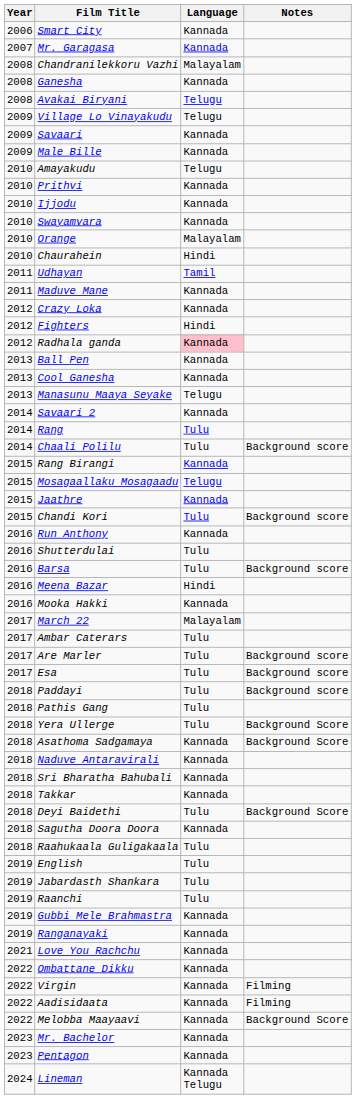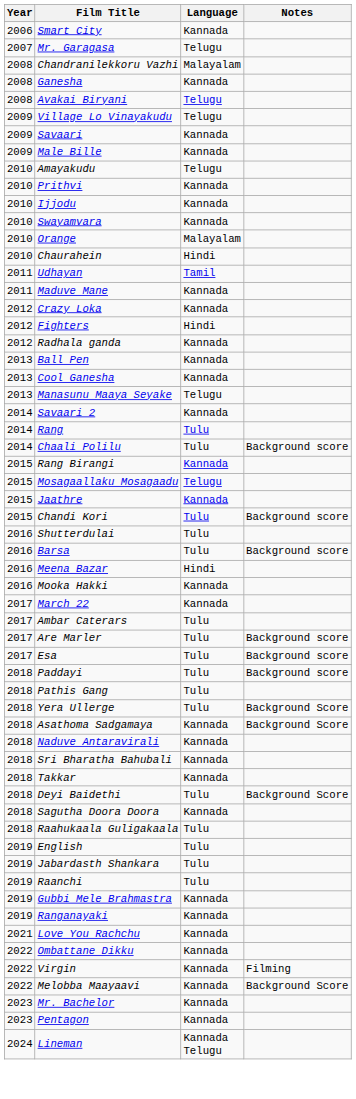(206, 48) Kannada -> (203, 48) Telugu
(206, 343) pink background -> (206, 343) no background
- row: (73, 534)
(212, 621) Malayalam -> (206, 604) Kannada
- row: (73, 1003)
